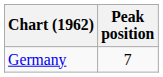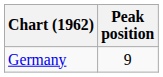(128, 59) 7 -> (128, 59) 9
